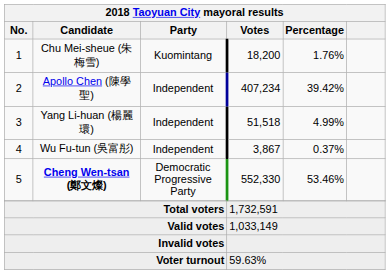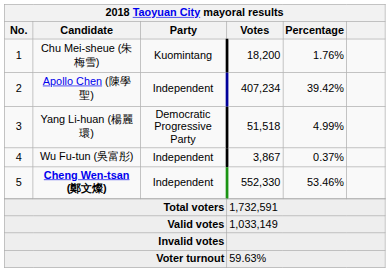(183, 122) Independent -> (183, 127) Democratic Progressive Party
(183, 179) Democratic Progressive Party -> (183, 182) Independent
